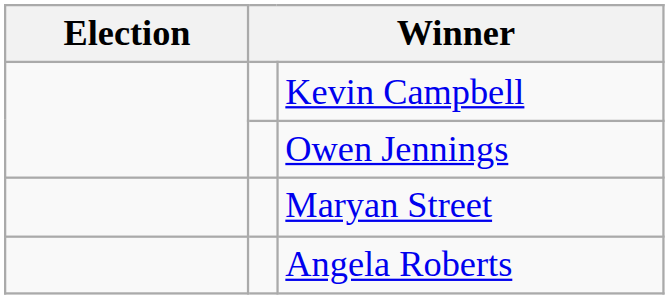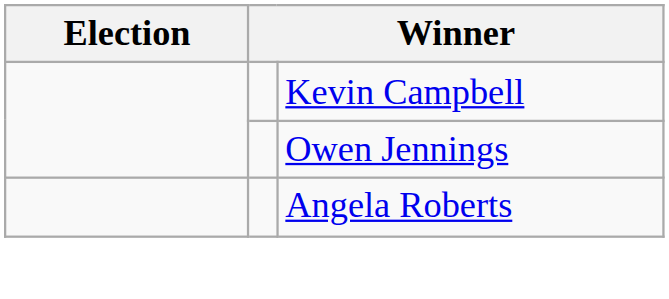- row: (389, 206)
